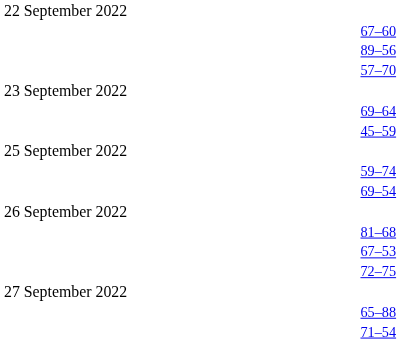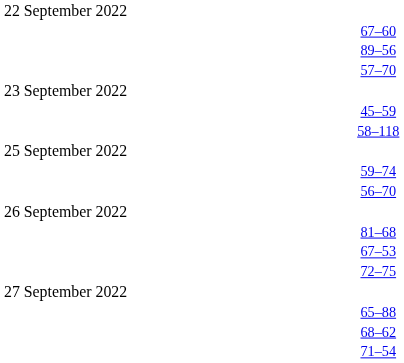- row: (159, 111)
+ row: (159, 131)
- row: (159, 192)
+ row: (159, 192)
+ row: (159, 332)
